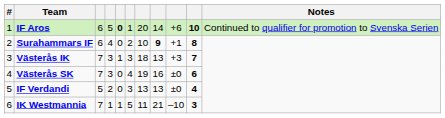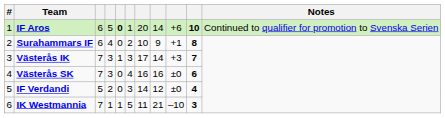(158, 43) bold -> (158, 43) normal
(143, 58) 18 -> (143, 58) 17
(158, 58) 13 -> (158, 58) 14
(143, 74) 19 -> (143, 74) 16
(143, 89) 13 -> (143, 89) 14
(158, 89) 13 -> (158, 89) 12
